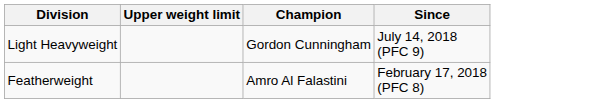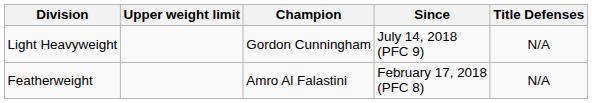+ column: (539, 15)
